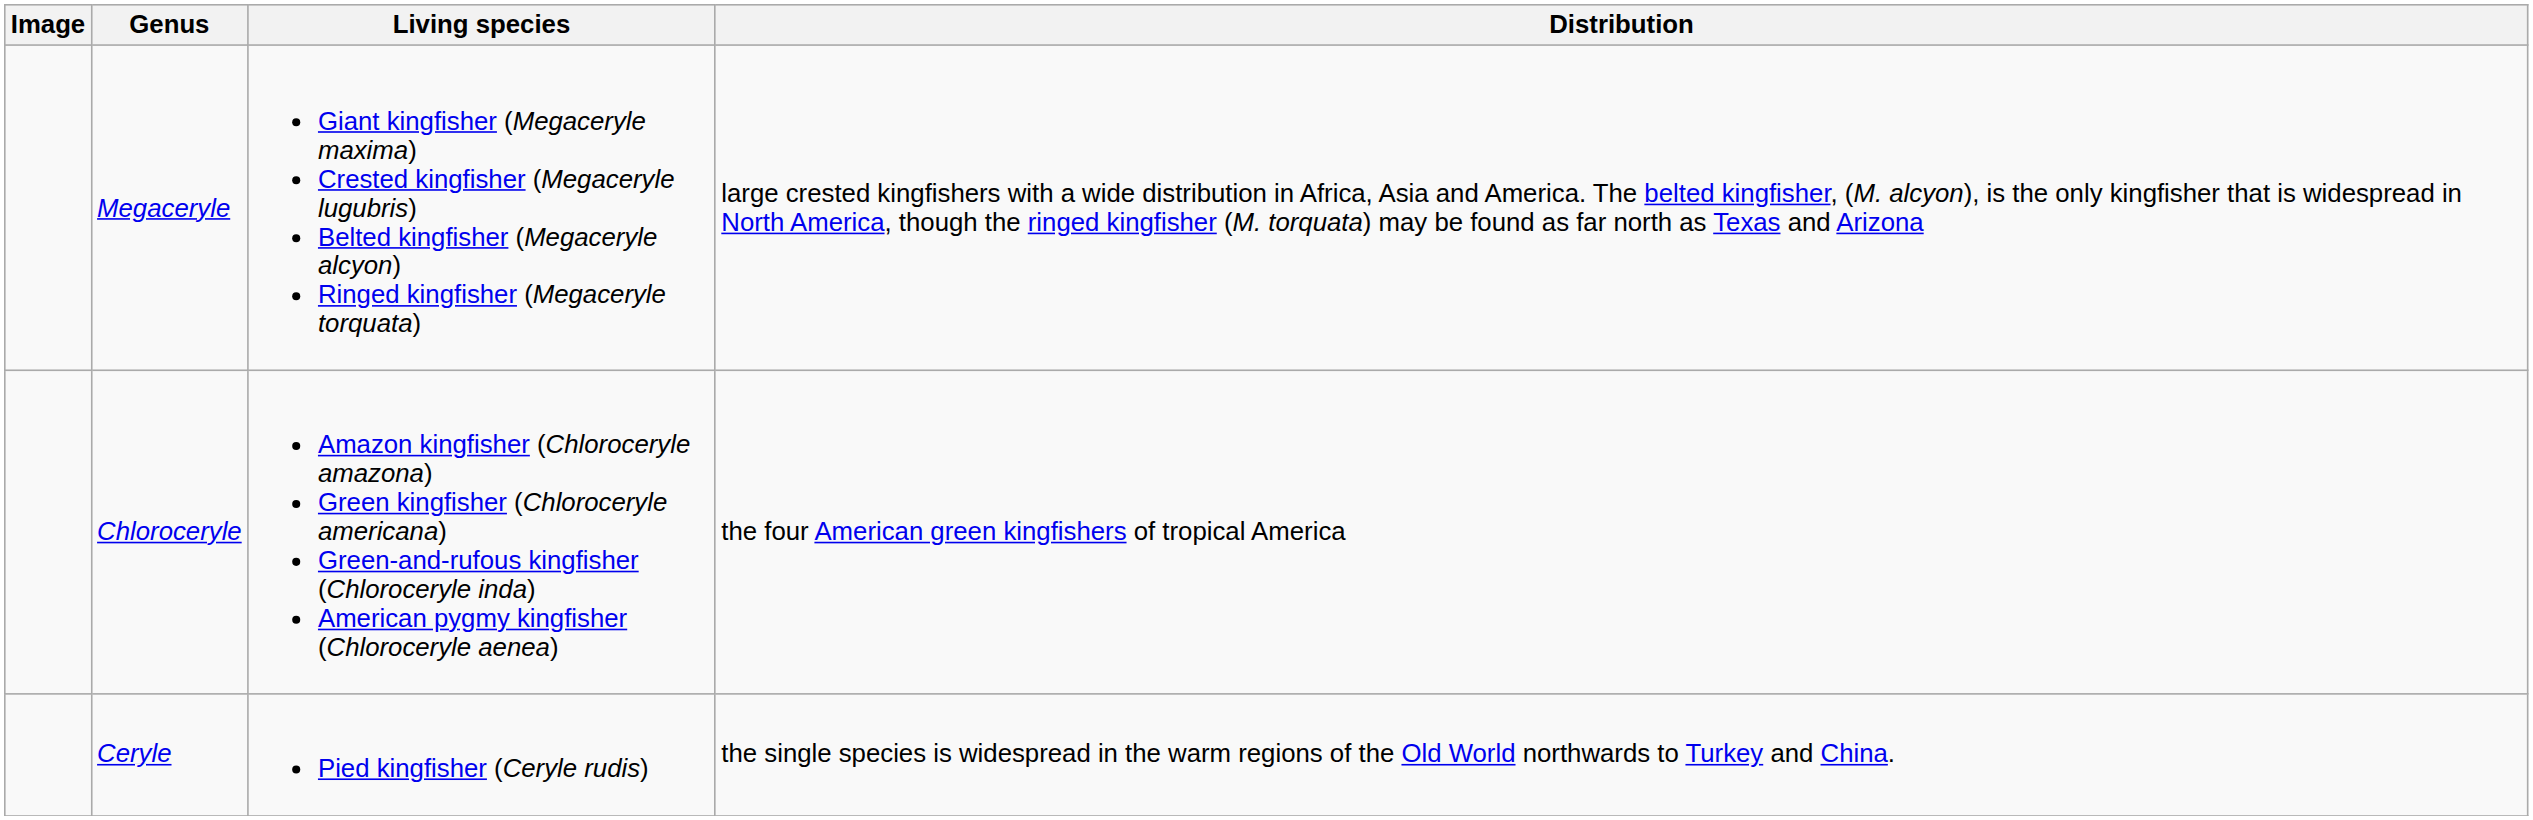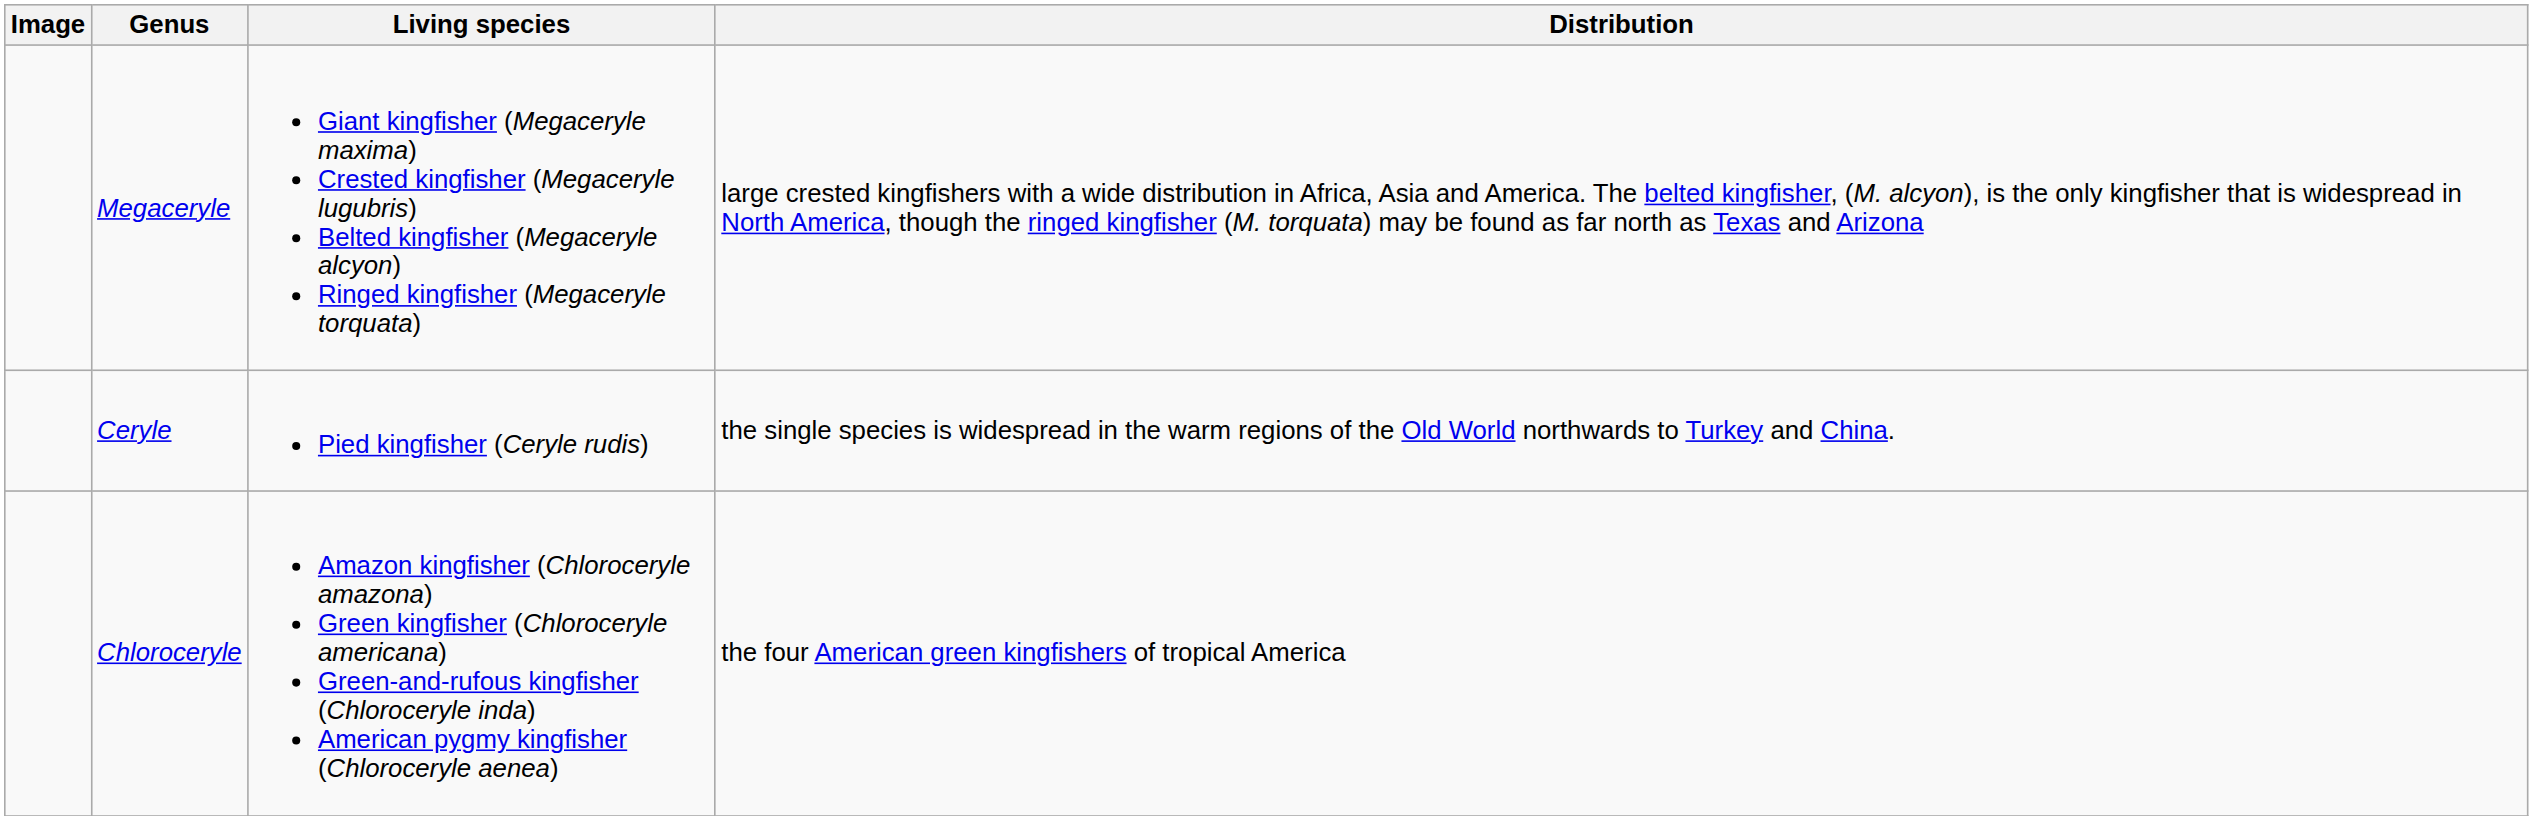rows swapped: (134, 754) <-> (169, 531)
